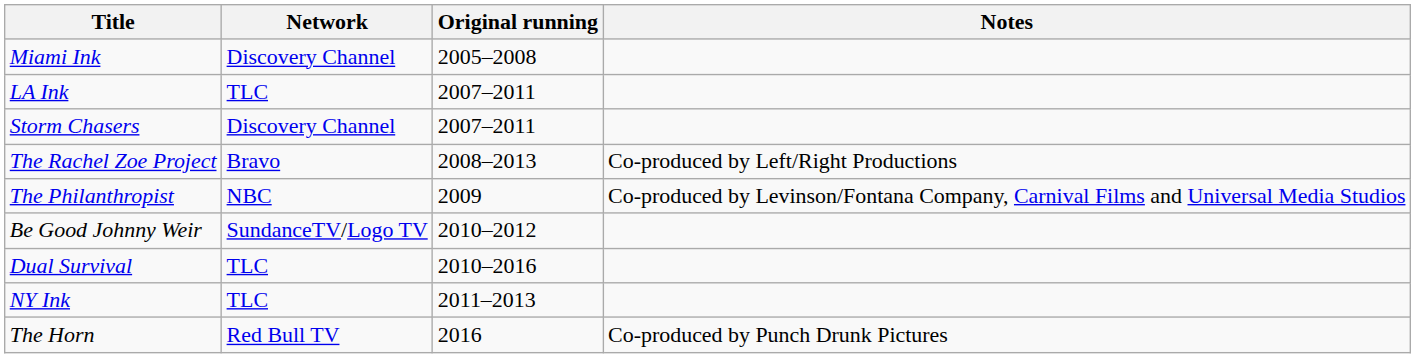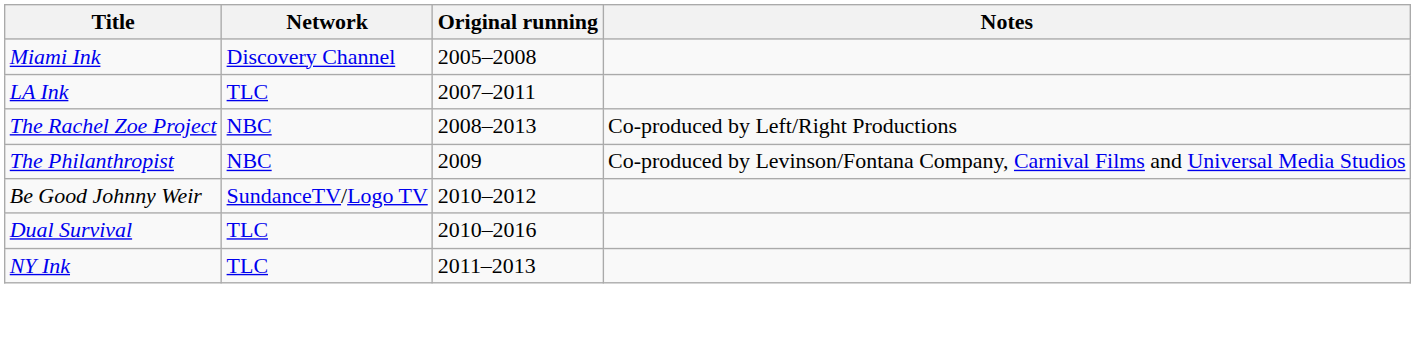- row: (75, 126)
(253, 160) Bravo -> (249, 126) NBC
- row: (52, 334)
